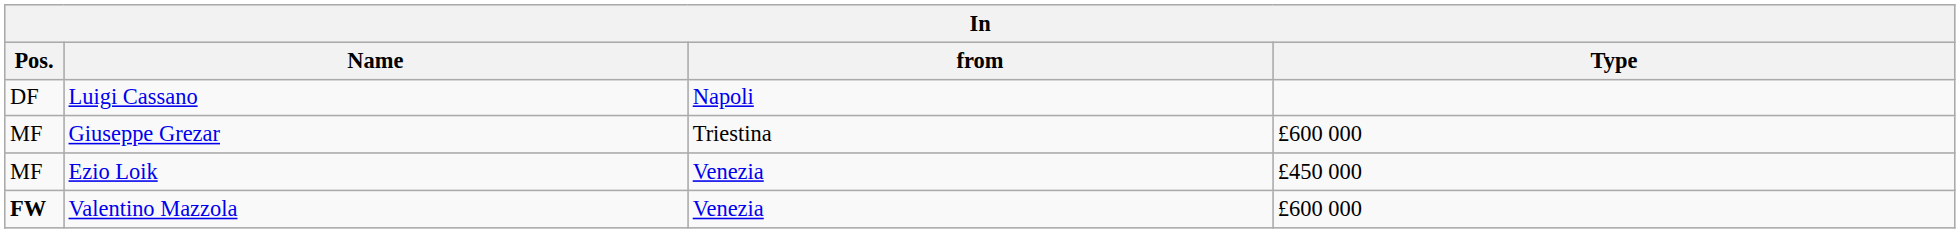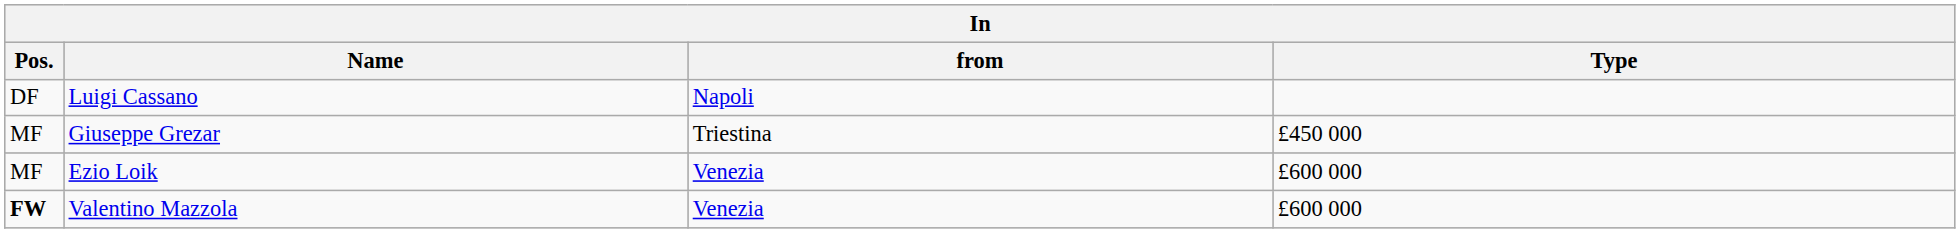(1320, 134) £600 000 -> (1320, 134) £450 000
(1320, 171) £450 000 -> (1320, 171) £600 000
